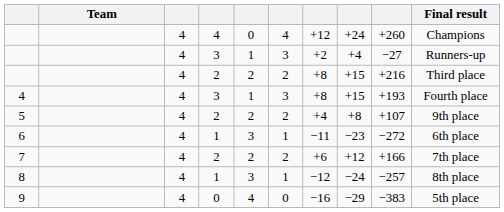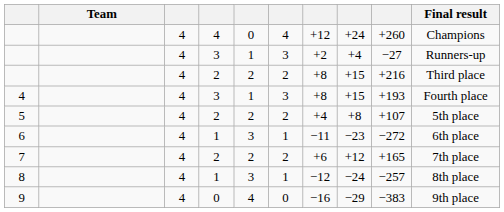(456, 116) 9th place -> (456, 116) 5th place
(392, 156) +166 -> (392, 156) +165
(456, 197) 5th place -> (456, 197) 9th place
